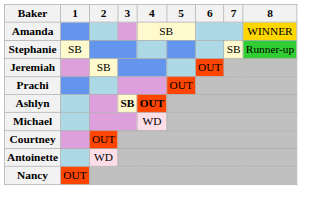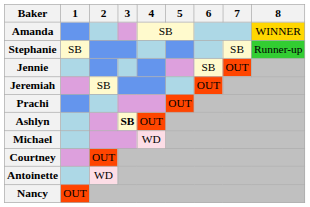+ row: (33, 67)
(152, 103) bold -> (151, 121) normal
